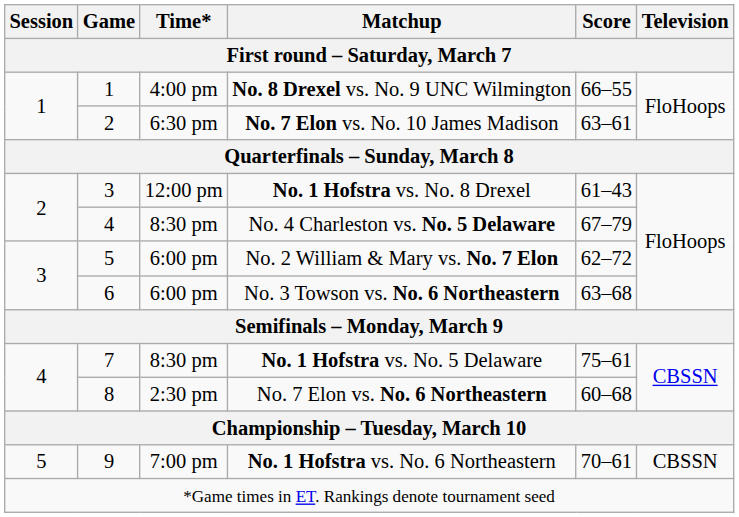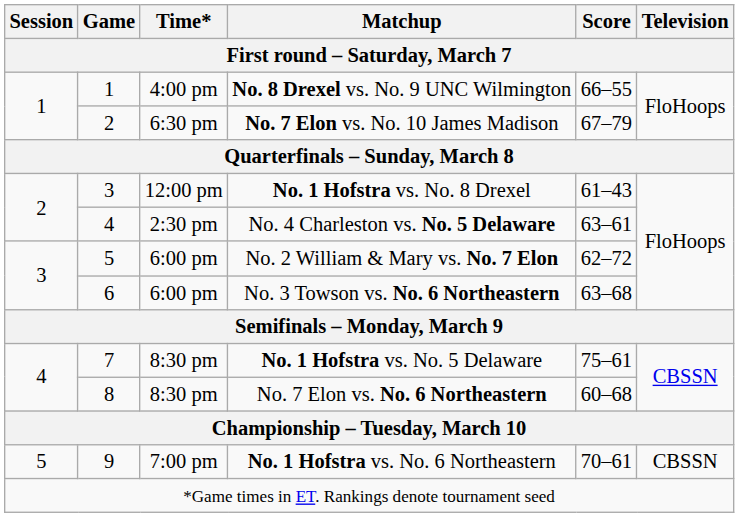(606, 123) 63–61 -> (606, 123) 67–79
(184, 224) 8:30 pm -> (184, 224) 2:30 pm
(606, 224) 67–79 -> (606, 224) 63–61
(184, 393) 2:30 pm -> (184, 393) 8:30 pm
